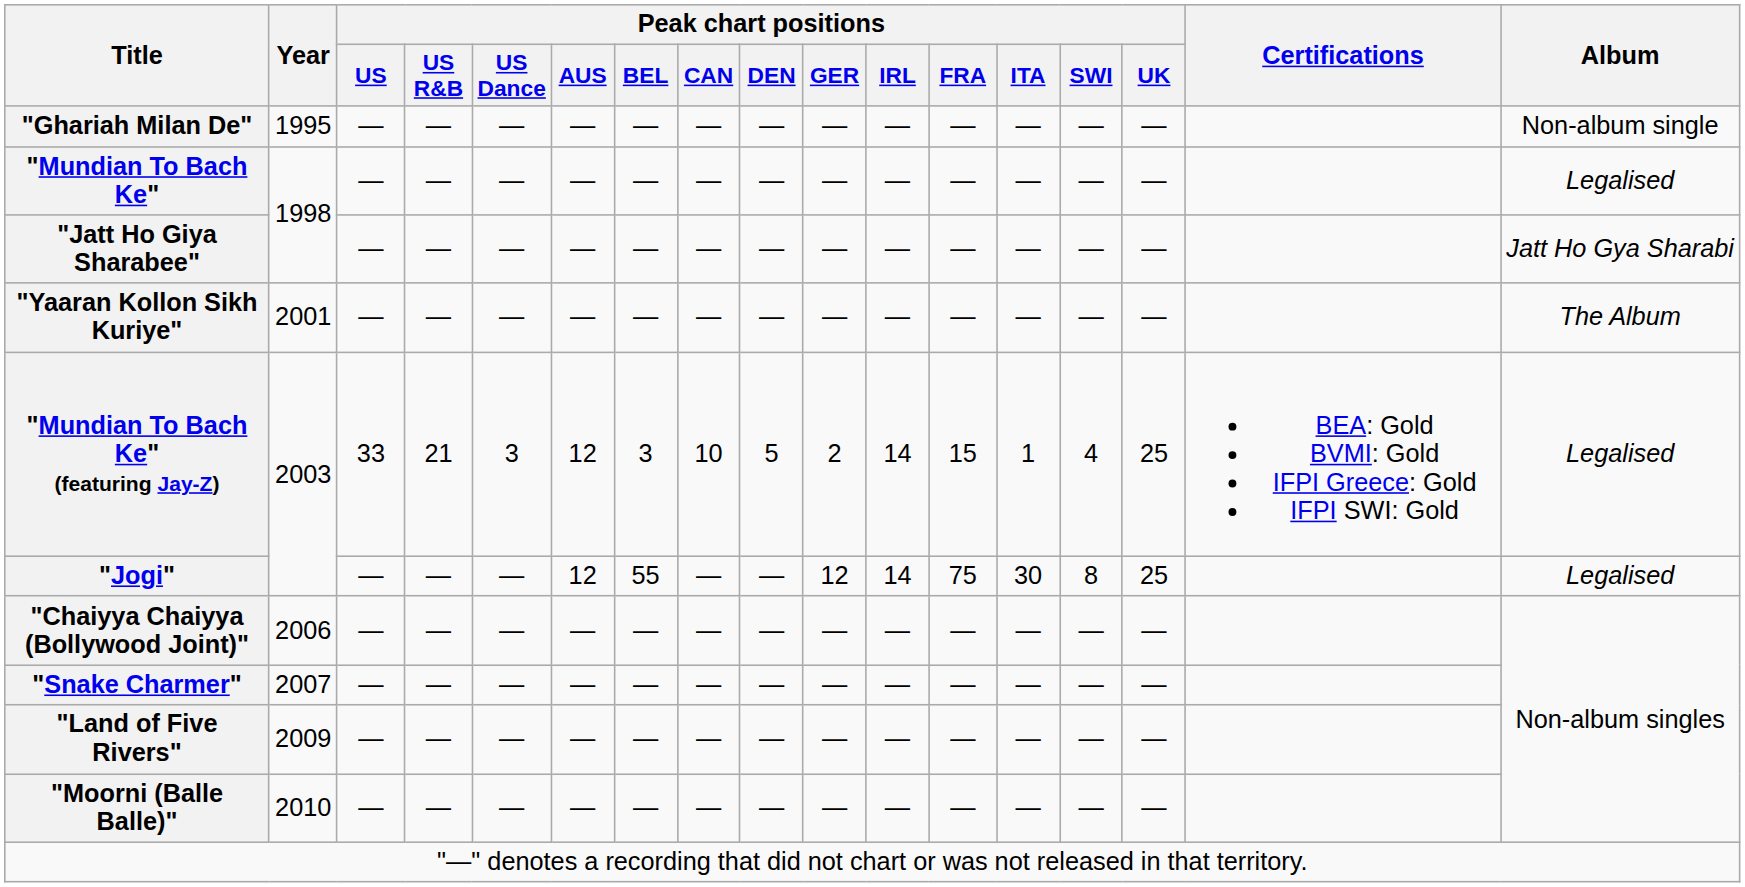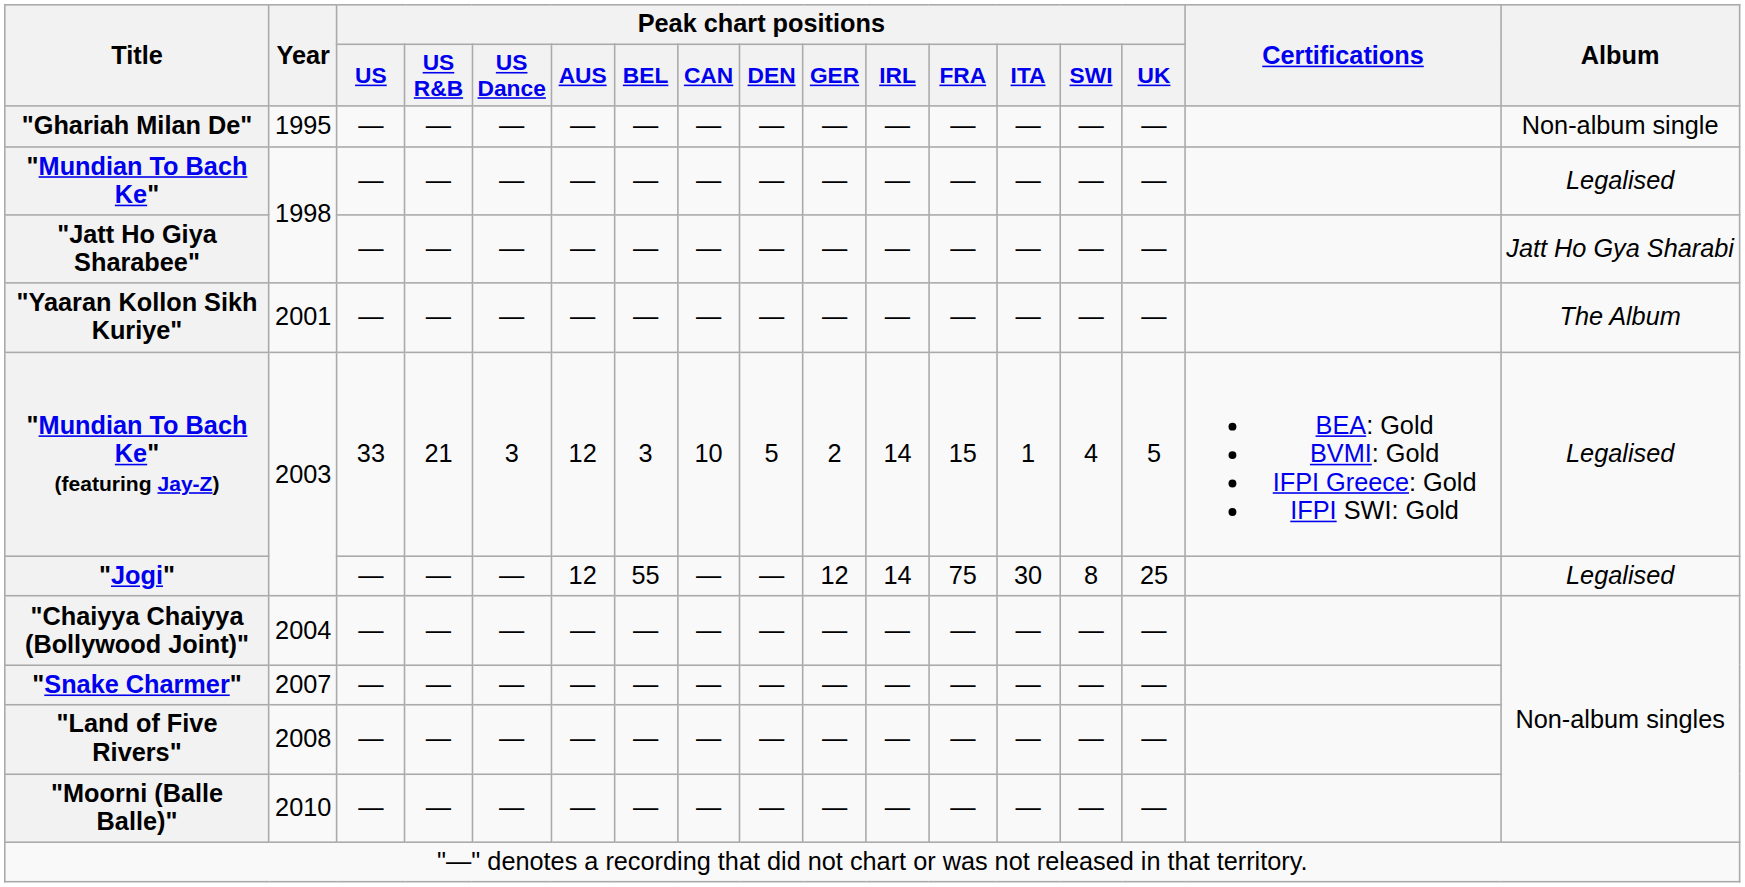(1154, 453) 25 -> (1154, 453) 5
(303, 630) 2006 -> (303, 630) 2004
(303, 738) 2009 -> (303, 738) 2008
